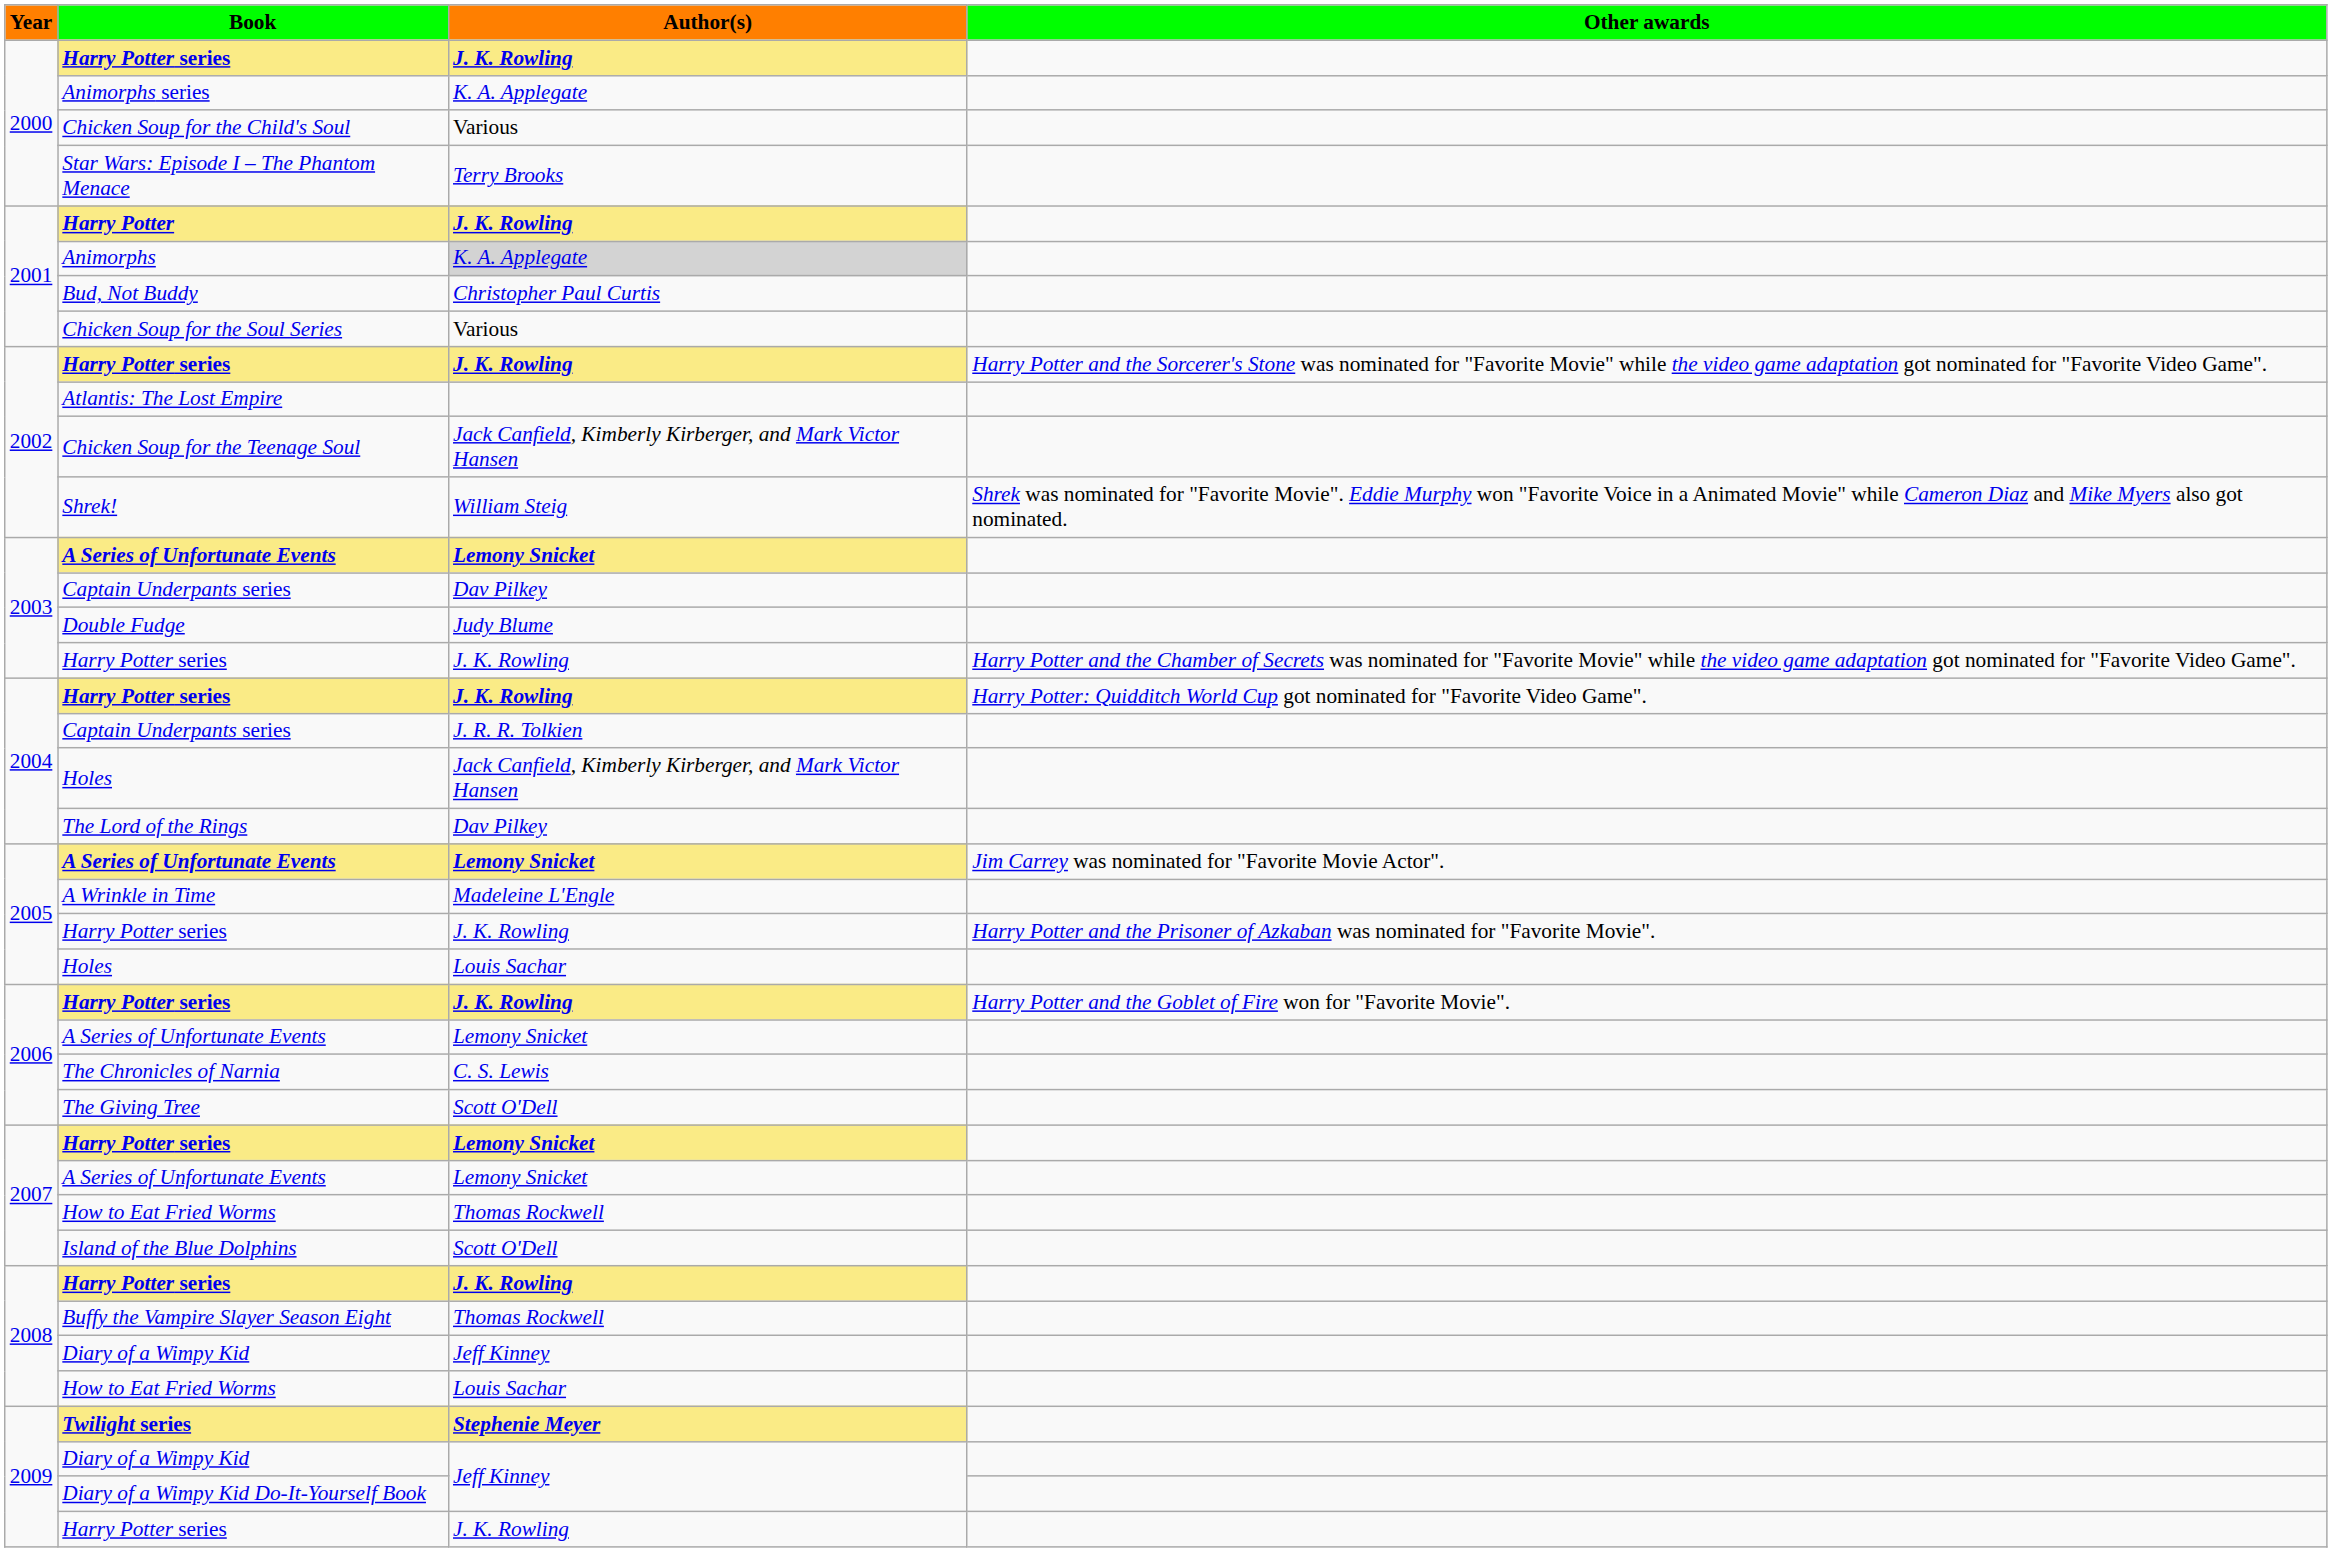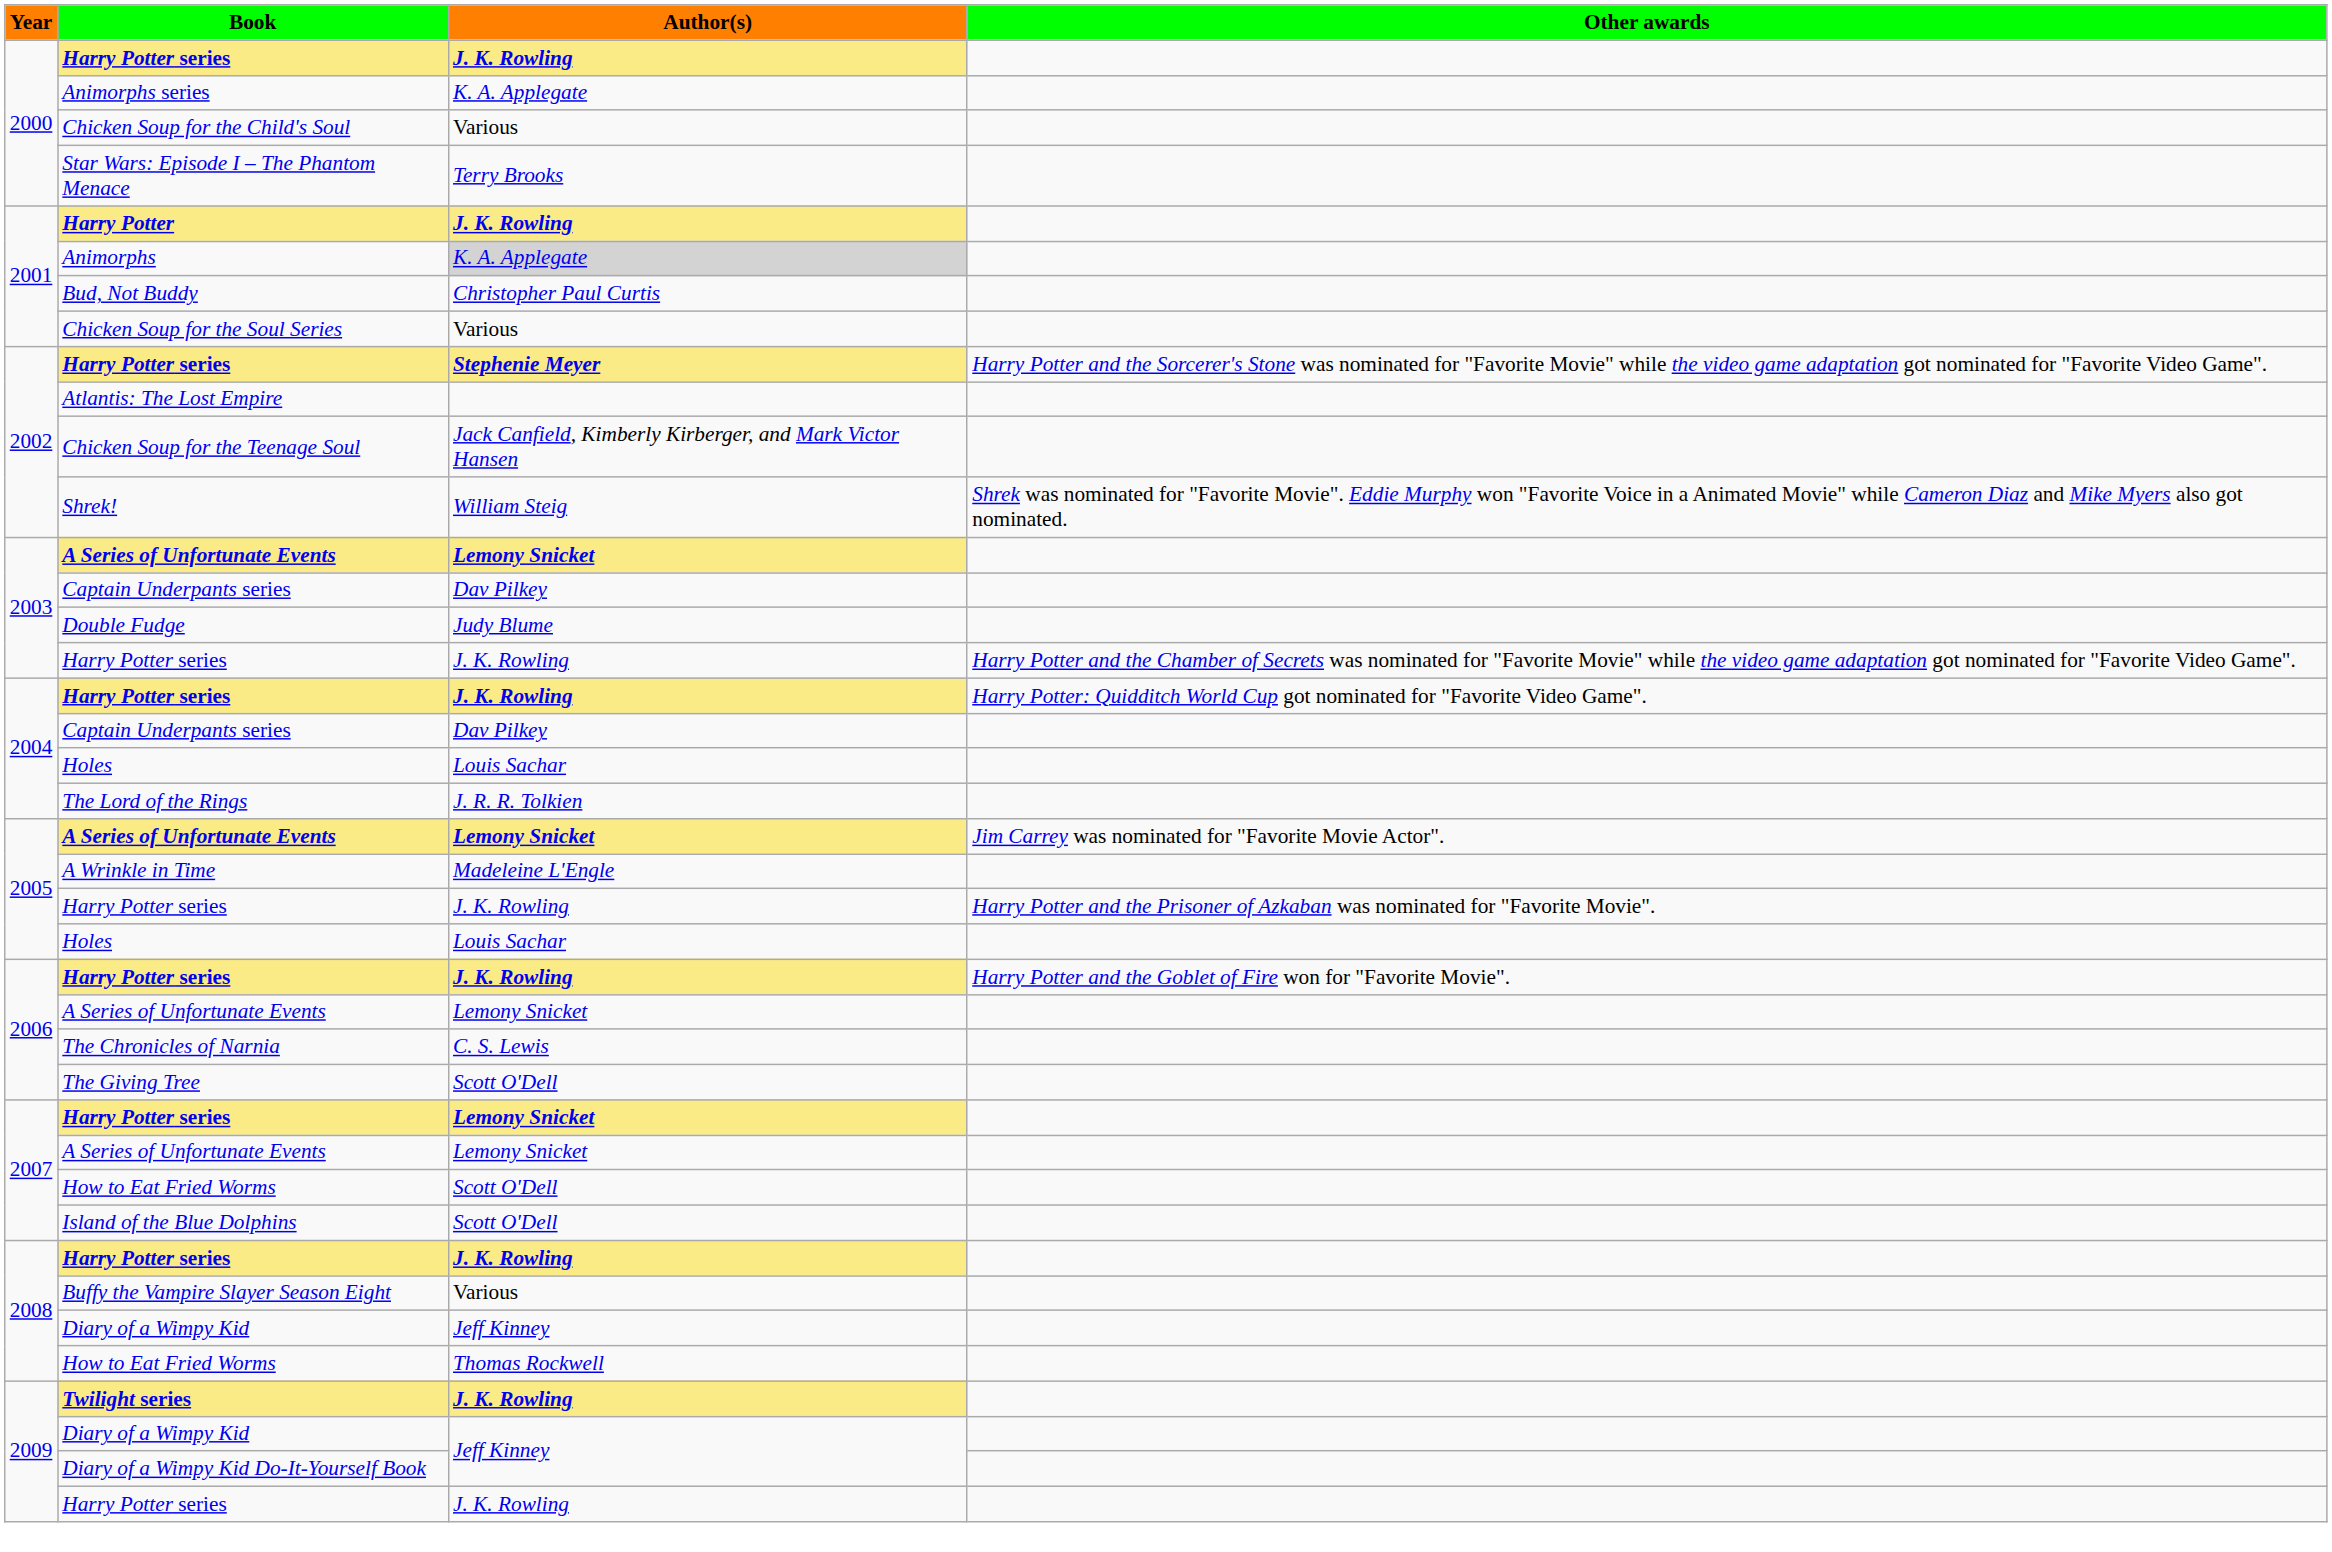(513, 363) J. K. Rowling -> (527, 363) Stephenie Meyer
(518, 730) J. R. R. Tolkien -> (500, 730) Dav Pilkey
(676, 778) Jack Canfield, Kimberly Kirberger, and Mark Victor Hansen -> (510, 765) Louis Sachar
(500, 826) Dav Pilkey -> (518, 800) J. R. R. Tolkien
(528, 1212) Thomas Rockwell -> (505, 1187) Scott O'Dell
(528, 1318) Thomas Rockwell -> (486, 1293) Various
(510, 1388) Louis Sachar -> (528, 1363) Thomas Rockwell
(527, 1423) Stephenie Meyer -> (513, 1398) J. K. Rowling
